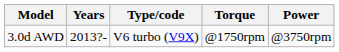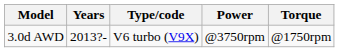columns swapped: (301, 15) <-> (235, 15)
